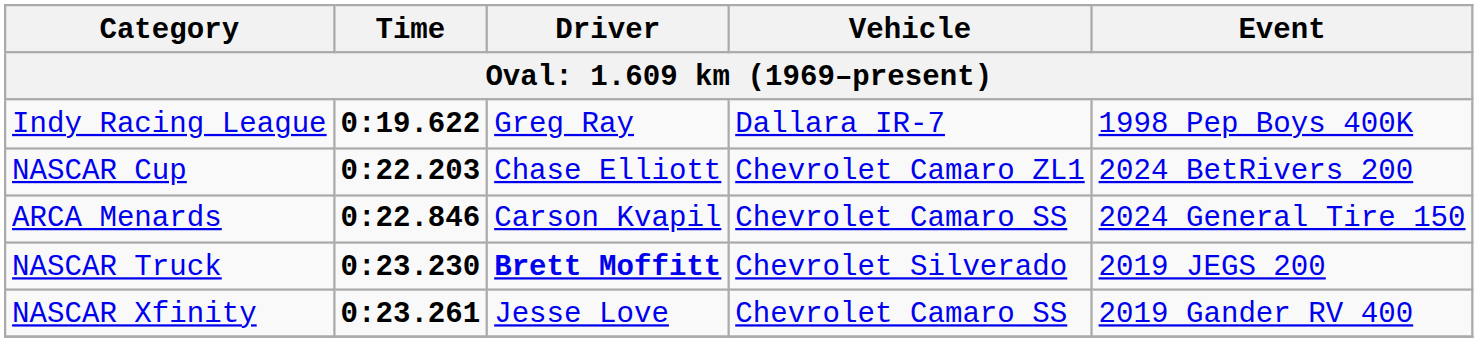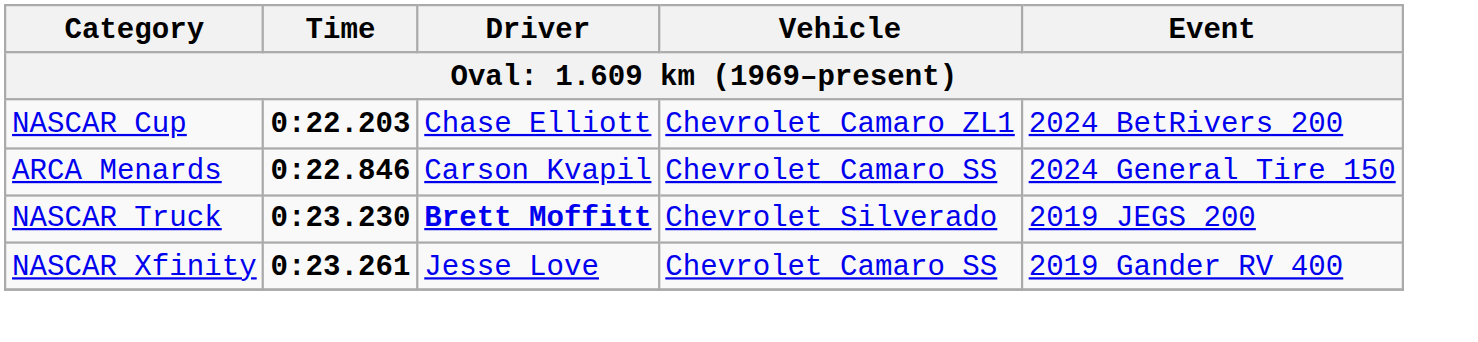- row: (169, 124)
